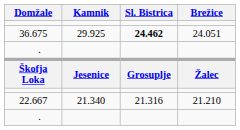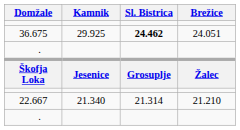(149, 101) 21.316 -> (149, 101) 21.314
